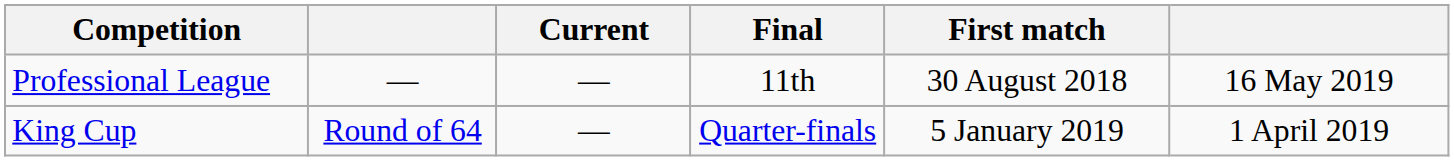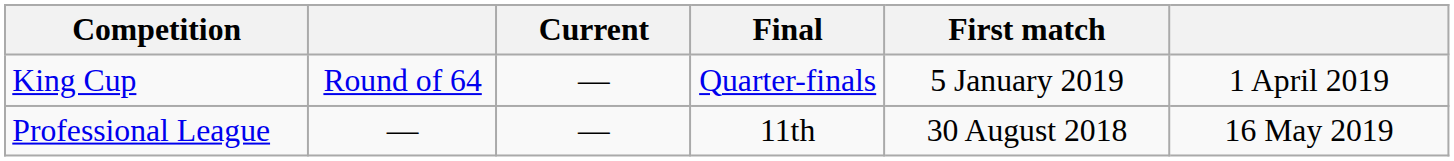rows swapped: (141, 79) <-> (74, 130)
